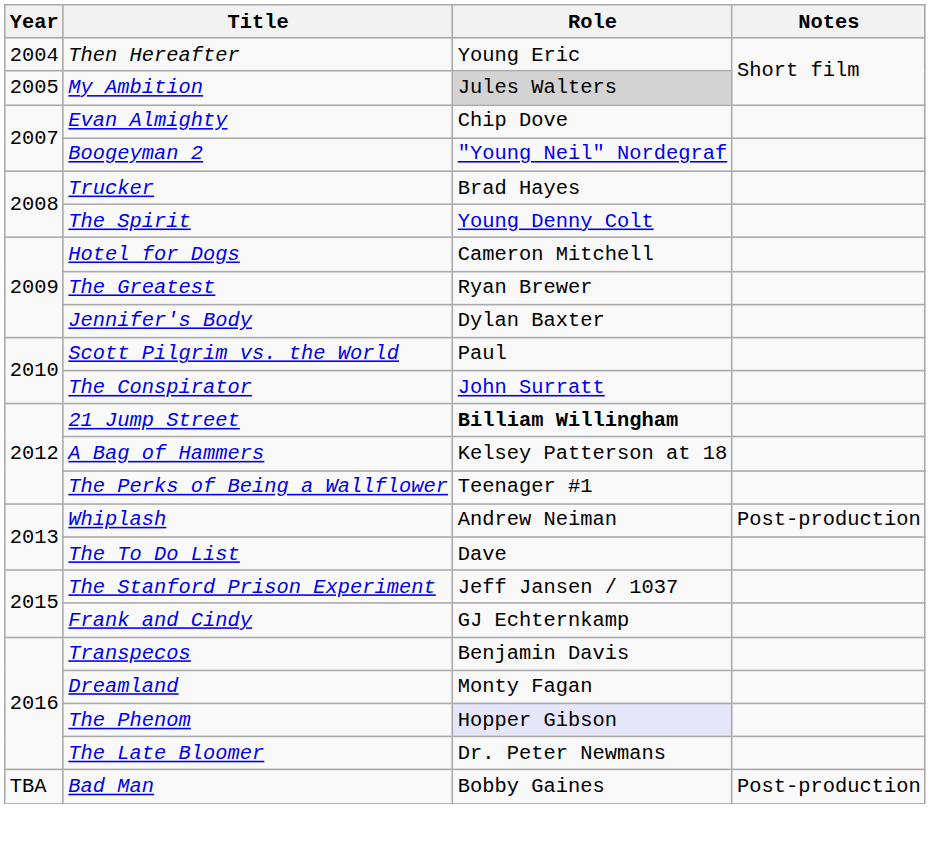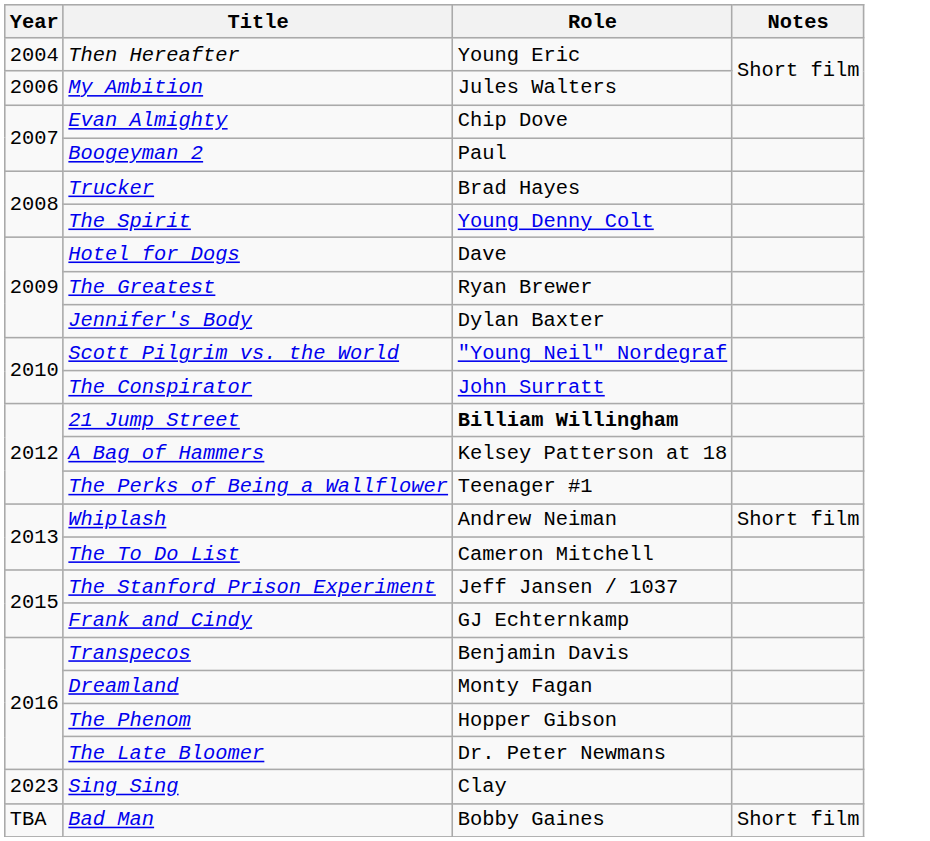(34, 88) 2005 -> (34, 88) 2006
(537, 88) lightgrey background -> (537, 88) no background
(593, 154) "Young Neil" Nordegraf -> (482, 154) Paul
(556, 254) Cameron Mitchell -> (482, 254) Dave
(482, 354) Paul -> (593, 354) "Young Neil" Nordegraf
(829, 520) Post-production -> (798, 520) Short film
(482, 554) Dave -> (556, 554) Cameron Mitchell
(537, 720) lavender background -> (537, 720) no background
+ row: (123, 786)
(829, 786) Post-production -> (798, 820) Short film
